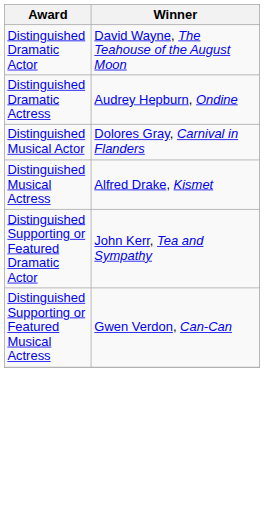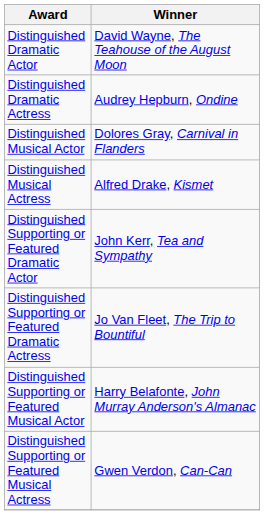+ row: (46, 327)
+ row: (46, 399)
